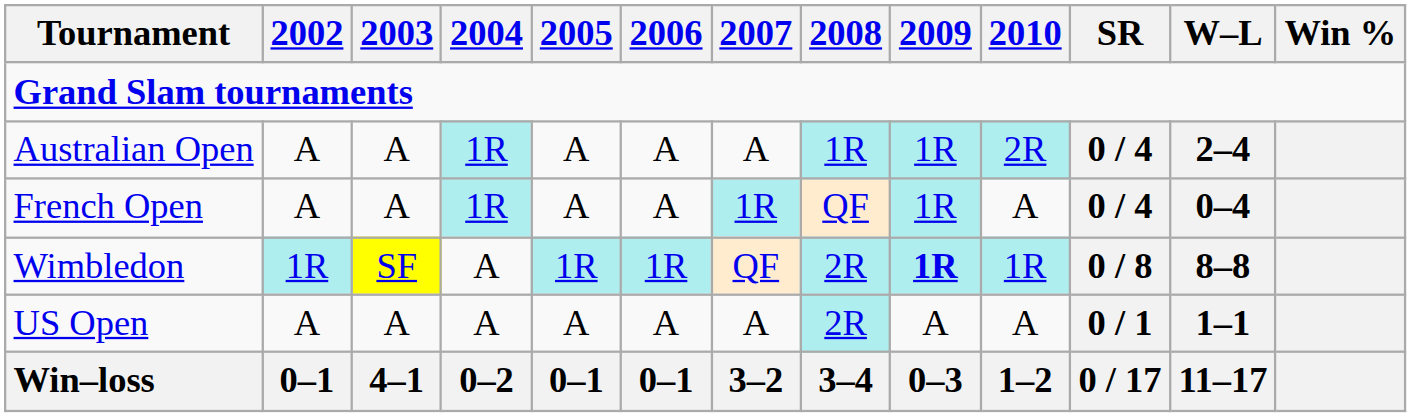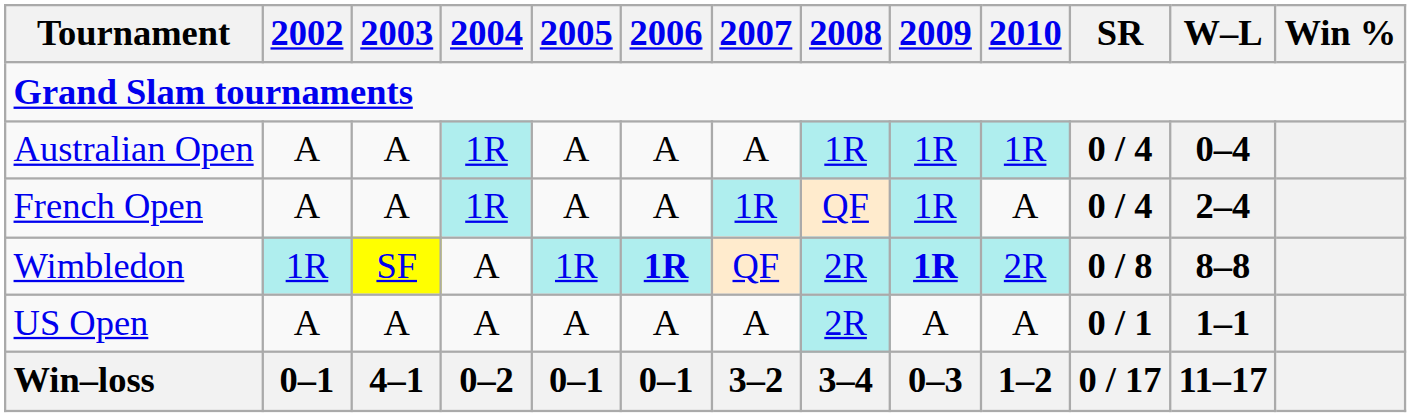(1025, 149) 2R -> (1025, 149) 1R
(1223, 149) 2–4 -> (1223, 149) 0–4
(1223, 206) 0–4 -> (1223, 206) 2–4
(666, 264) normal -> (666, 264) bold
(1025, 264) 1R -> (1025, 264) 2R
